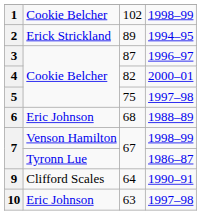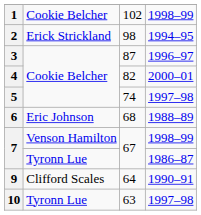(129, 35) 89 -> (129, 35) 98
(129, 96) 75 -> (129, 96) 74
(60, 199) Eric Johnson -> (57, 199) Tyronn Lue
